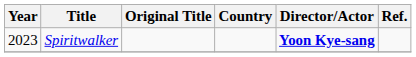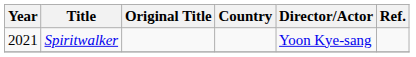(23, 39) 2023 -> (23, 39) 2021
(327, 39) bold -> (325, 39) normal
